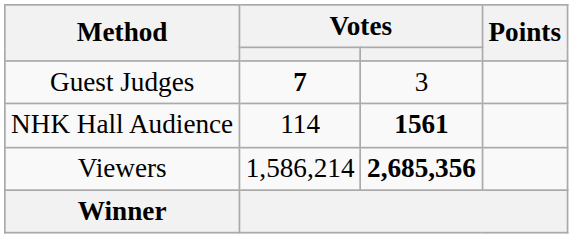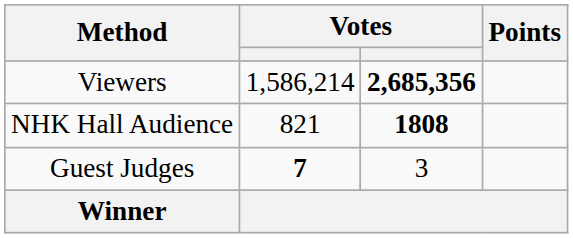rows swapped: (122, 81) <-> (122, 168)
(300, 124) 114 -> (300, 124) 821
(421, 124) 1561 -> (421, 124) 1808
